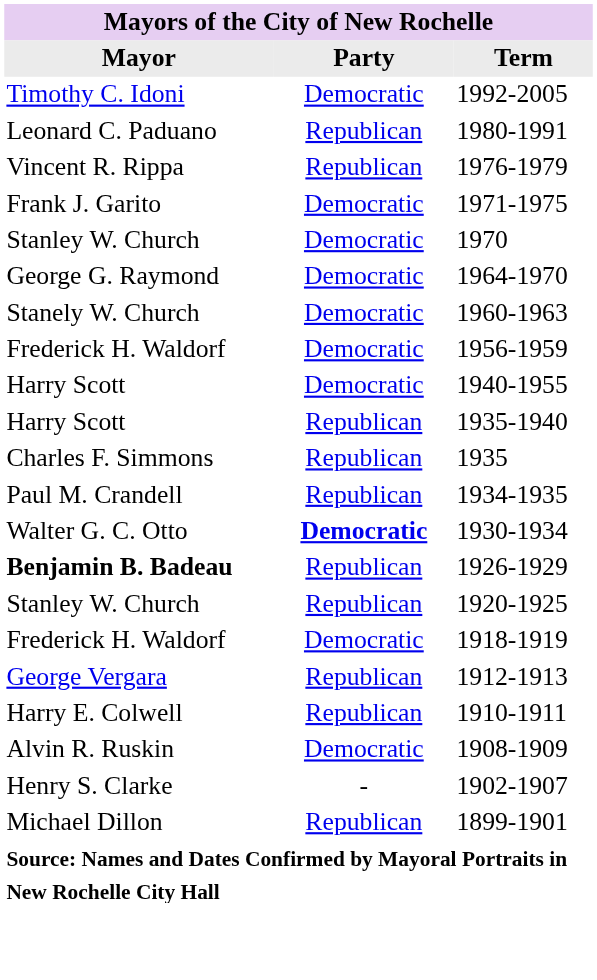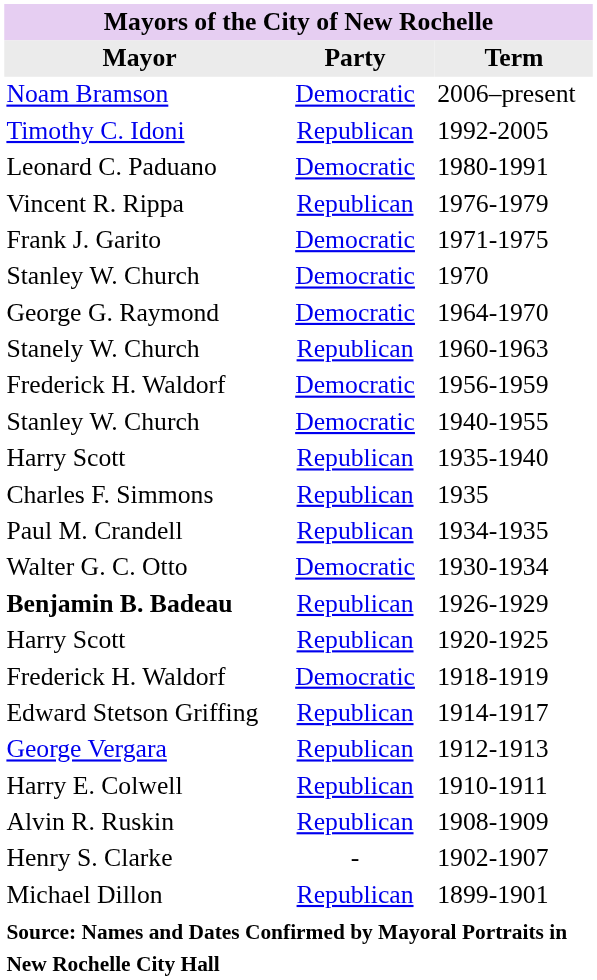+ row: (506, 94)
(364, 94) Democratic -> (355, 130) Republican
(364, 130) Republican -> (355, 167) Democratic
(364, 312) Democratic -> (355, 349) Republican
(66, 385) Harry Scott -> (103, 421) Stanley W. Church
(364, 530) bold -> (355, 567) normal
(103, 603) Stanley W. Church -> (66, 640) Harry Scott
+ row: (493, 712)
(364, 749) Democratic -> (355, 821) Republican
